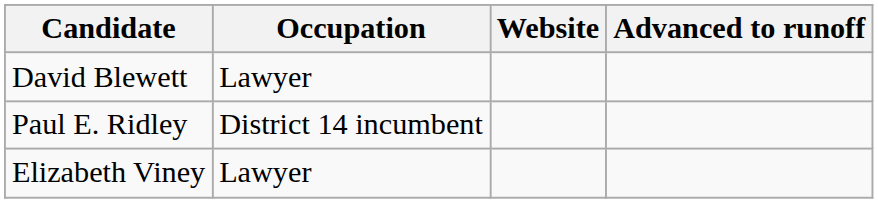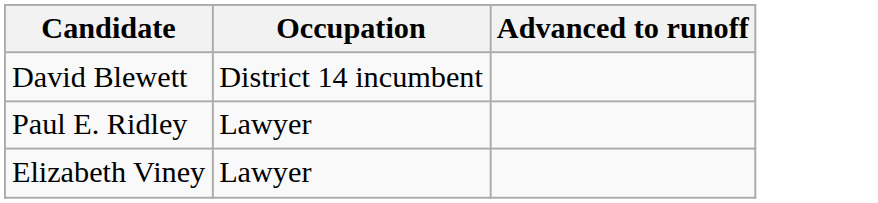- column: (548, 28)
(265, 76) Lawyer -> (351, 76) District 14 incumbent
(351, 124) District 14 incumbent -> (265, 124) Lawyer
